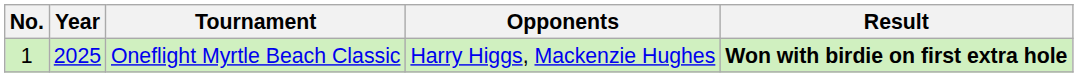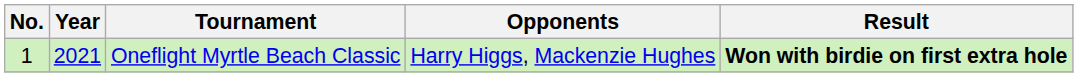(77, 55) 2025 -> (77, 55) 2021
